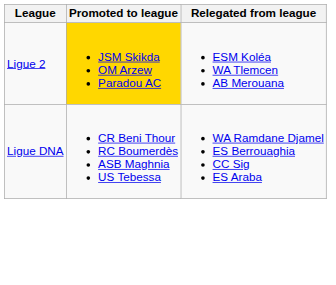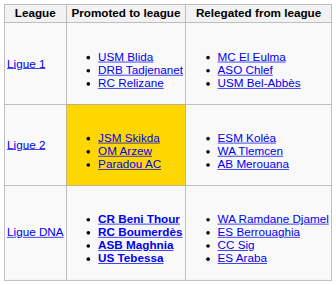+ row: (26, 63)
(123, 158) normal -> (126, 239) bold
